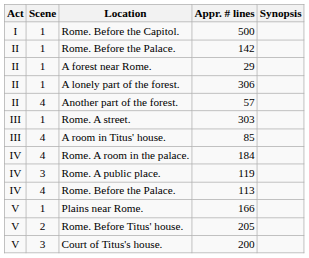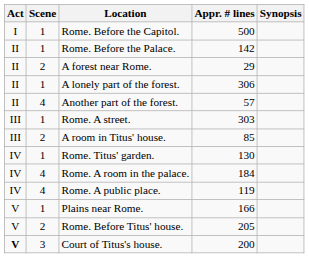(43, 66) 1 -> (43, 66) 2
(43, 137) 4 -> (43, 137) 2
+ row: (108, 155)
(43, 173) 3 -> (43, 191) 4
- row: (118, 191)
(15, 244) normal -> (15, 244) bold
